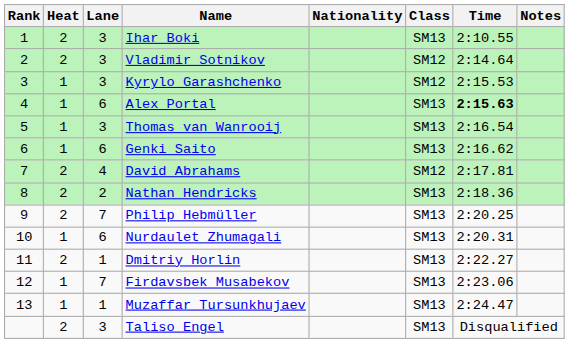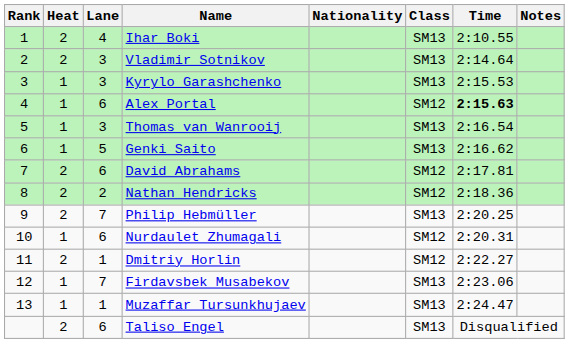(103, 38) 3 -> (103, 38) 4
(429, 60) SM12 -> (429, 60) SM13
(429, 82) SM12 -> (429, 82) SM13
(429, 105) SM13 -> (429, 105) SM12
(103, 149) 6 -> (103, 149) 5
(103, 171) 4 -> (103, 171) 6
(429, 194) SM13 -> (429, 194) SM12
(429, 238) SM13 -> (429, 238) SM12
(429, 260) SM13 -> (429, 260) SM12
(103, 327) 3 -> (103, 327) 6
